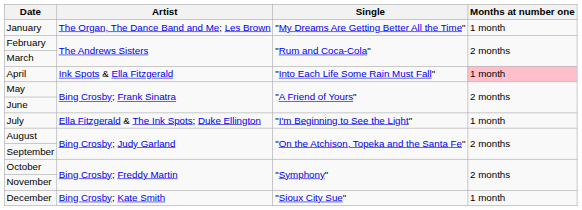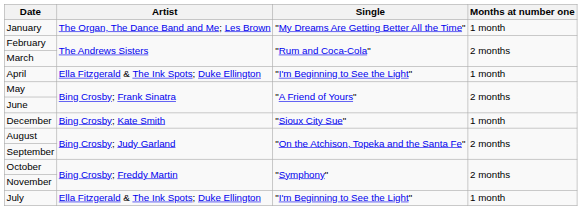(116, 74) Ink Spots & Ella Fitzgerald -> (160, 74) Ella Fitzgerald & The Ink Spots; Duke Ellington
(355, 74) "Into Each Life Some Rain Must Fall" -> (344, 74) "I'm Beginning to See the Light"
(488, 74) pink background -> (488, 74) no background
rows swapped: (15, 120) <-> (29, 197)
